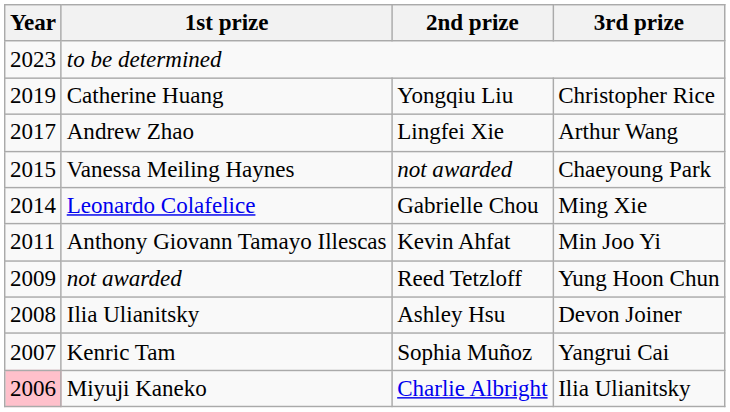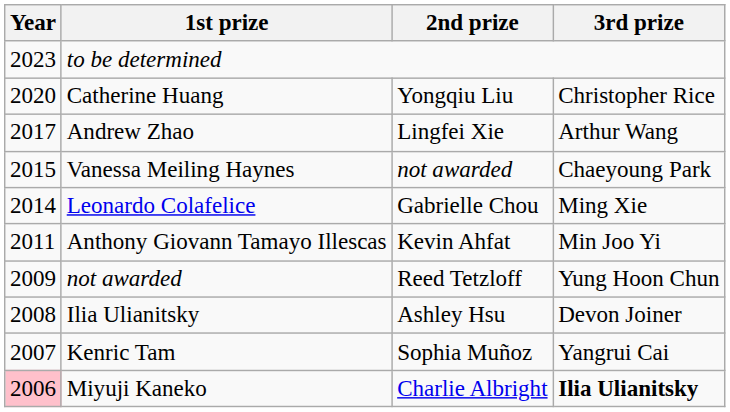(33, 95) 2019 -> (33, 95) 2020
(624, 388) normal -> (628, 388) bold
